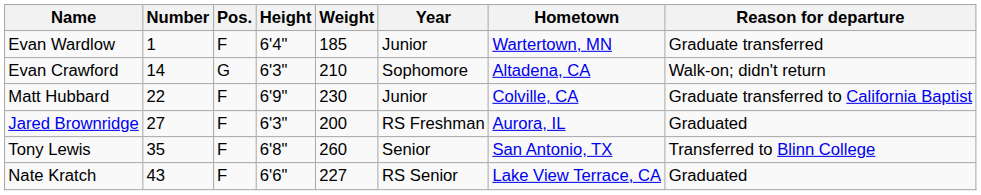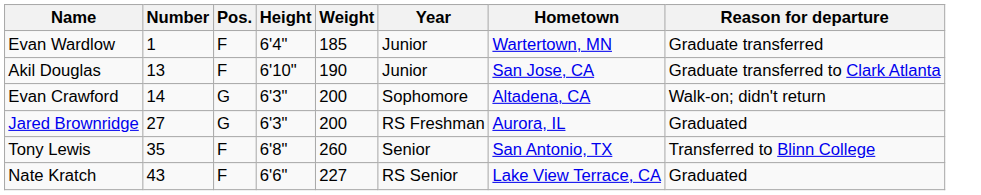+ row: (55, 70)
(333, 70) 210 -> (333, 96) 200
- row: (59, 96)
(222, 123) F -> (223, 123) G
